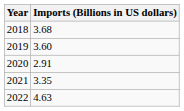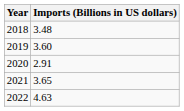(43, 30) 3.68 -> (43, 30) 3.48
(43, 81) 3.35 -> (43, 81) 3.65
